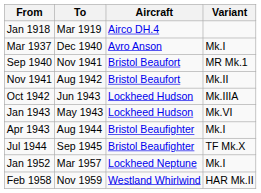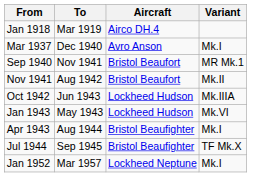- row: (29, 180)
